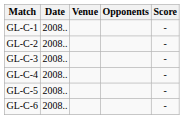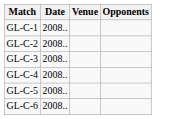- column: (165, 12)
